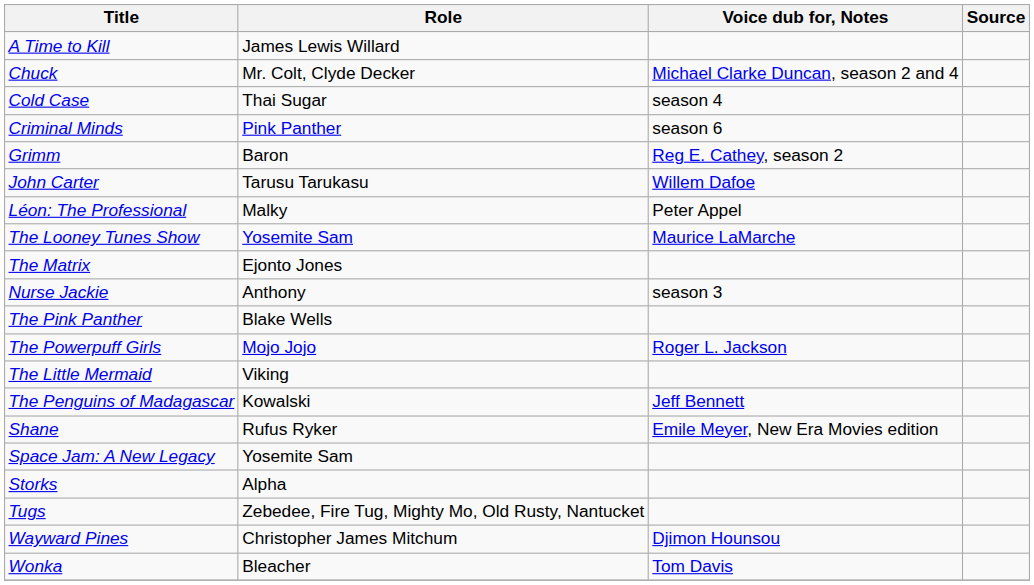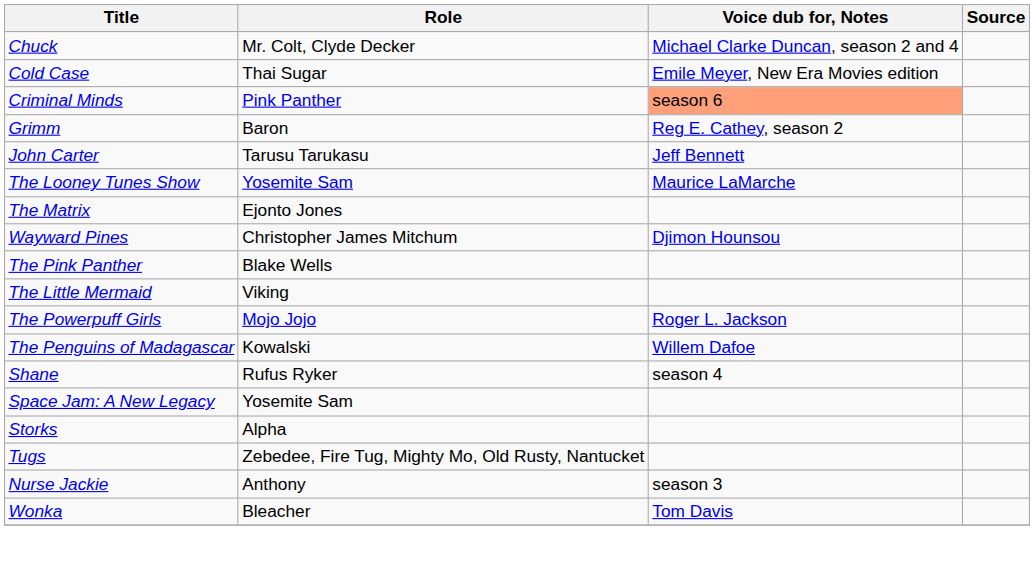- row: (59, 45)
(687, 100) season 4 -> (795, 73) Emile Meyer, New Era Movies edition
(687, 127) no background -> (687, 100) lightsalmon background
(704, 182) Willem Dafoe -> (698, 155) Jeff Bennett
- row: (97, 210)
rows swapped: (58, 292) <-> (68, 538)
rows swapped: (85, 347) <-> (80, 374)
(698, 401) Jeff Bennett -> (704, 347) Willem Dafoe
(795, 429) Emile Meyer, New Era Movies edition -> (687, 374) season 4
